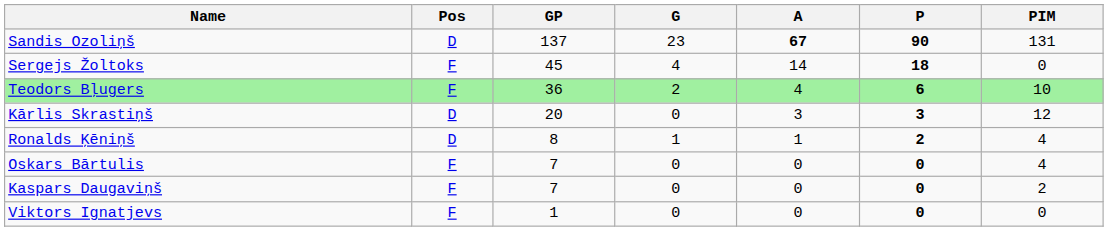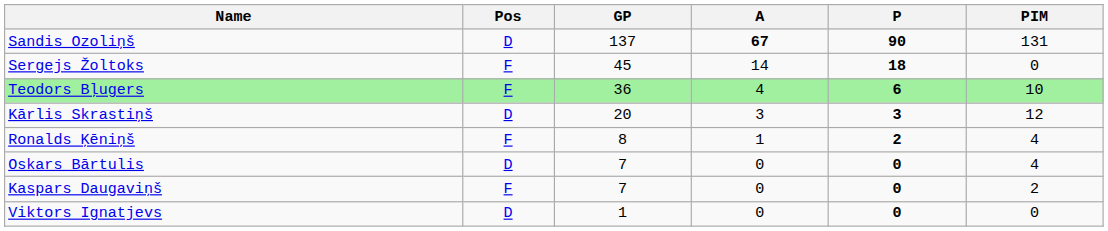- column: (676, 17)
(452, 140) D -> (508, 140) F
(452, 164) F -> (508, 164) D
(452, 213) F -> (508, 213) D
